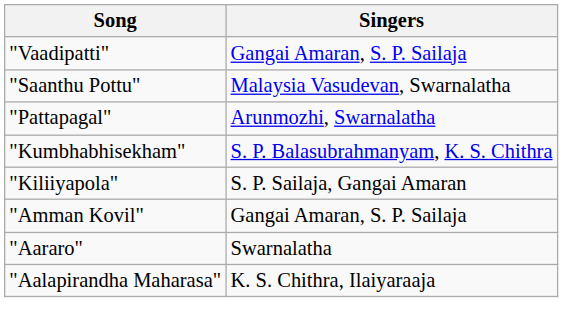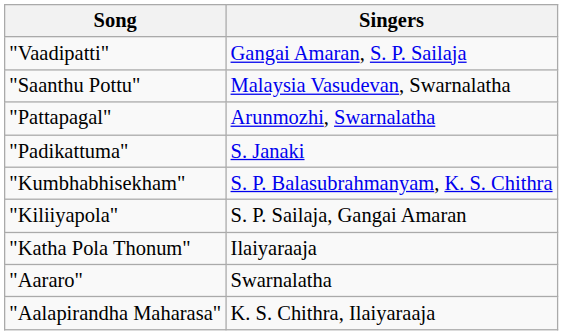+ row: (69, 150)
+ row: (100, 248)
- row: (77, 215)
